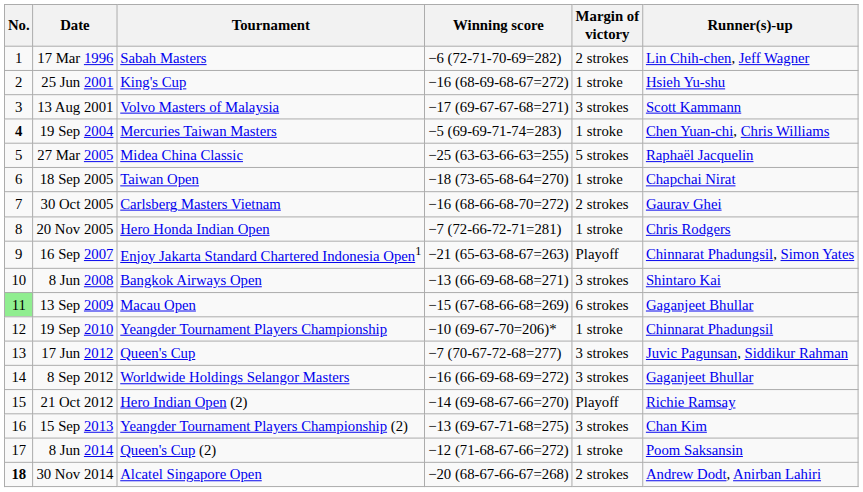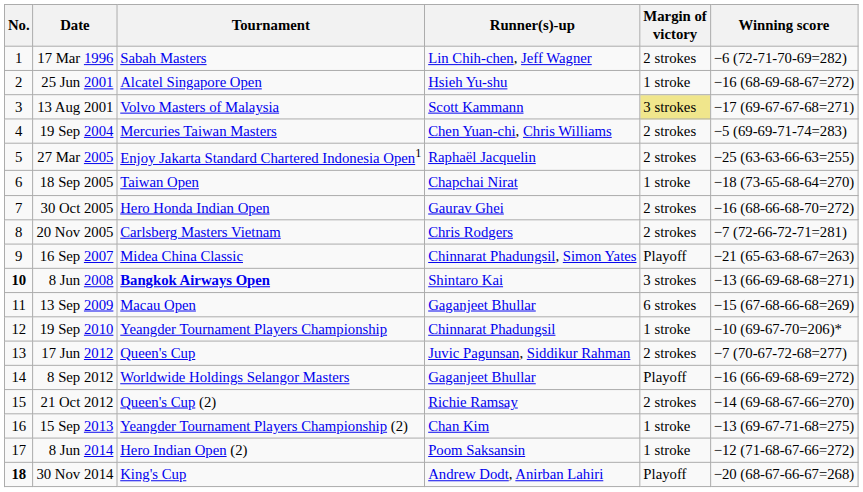columns swapped: (498, 25) <-> (750, 25)
(153, 82) King's Cup -> (191, 82) Alcatel Singapore Open
(602, 107) no background -> (670, 107) khaki background
(19, 131) bold -> (19, 131) normal
(599, 131) 1 stroke -> (670, 131) 2 strokes
(182, 155) Midea China Classic -> (271, 157) Enjoy Jakarta Standard Chartered Indonesia Open1
(602, 155) 5 strokes -> (670, 157) 2 strokes
(201, 204) Carlsberg Masters Vietnam -> (195, 207) Hero Honda Indian Open
(195, 228) Hero Honda Indian Open -> (201, 231) Carlsberg Masters Vietnam
(599, 228) 1 stroke -> (670, 231) 2 strokes
(271, 254) Enjoy Jakarta Standard Chartered Indonesia Open1 -> (182, 256) Midea China Classic
(19, 280) normal -> (19, 280) bold
(191, 280) normal -> (195, 280) bold
(19, 304) lightgreen background -> (19, 304) no background
(602, 353) 3 strokes -> (670, 353) 2 strokes
(602, 377) 3 strokes -> (665, 377) Playoff
(184, 401) Hero Indian Open (2) -> (168, 401) Queen's Cup (2)
(597, 401) Playoff -> (670, 401) 2 strokes
(602, 426) 3 strokes -> (667, 426) 1 stroke
(168, 450) Queen's Cup (2) -> (184, 450) Hero Indian Open (2)
(191, 474) Alcatel Singapore Open -> (153, 474) King's Cup
(602, 474) 2 strokes -> (665, 474) Playoff
